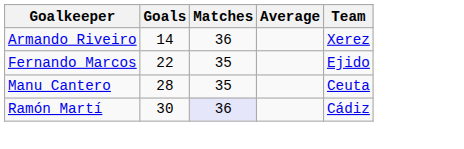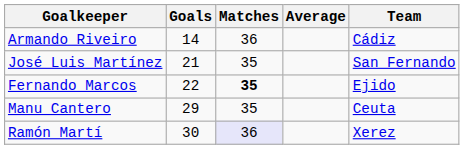(348, 40) Xerez -> (374, 40) Cádiz
+ row: (85, 63)
(223, 63) normal -> (249, 86) bold
(165, 86) 28 -> (191, 109) 29
(348, 109) Cádiz -> (374, 133) Xerez
